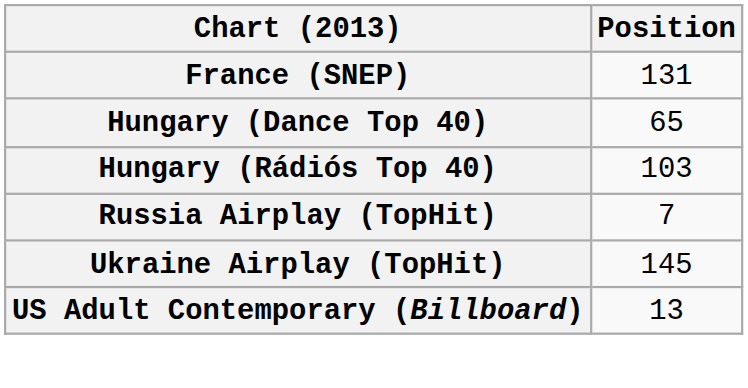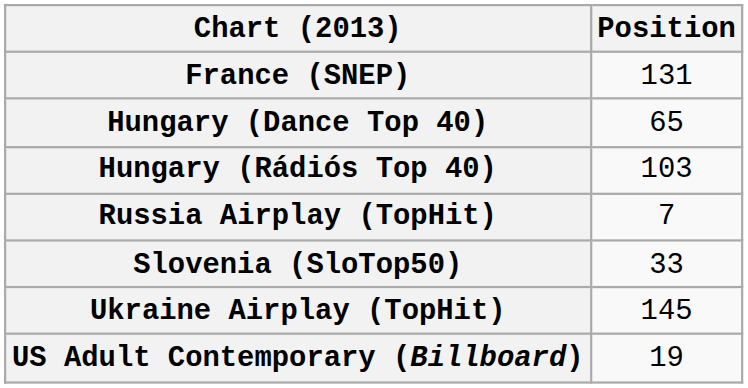+ row: (298, 264)
(667, 311) 13 -> (667, 358) 19
